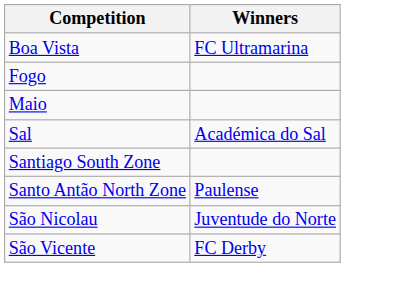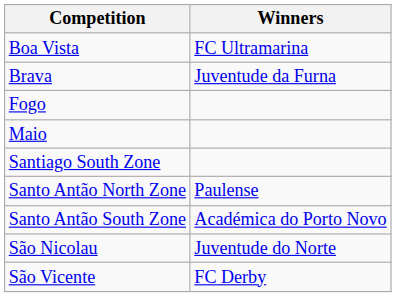+ row: (30, 76)
- row: (20, 133)
+ row: (97, 219)
